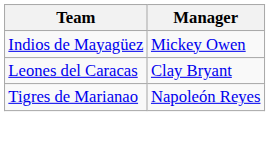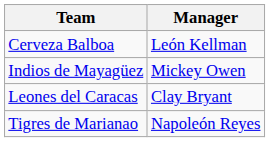+ row: (61, 44)
